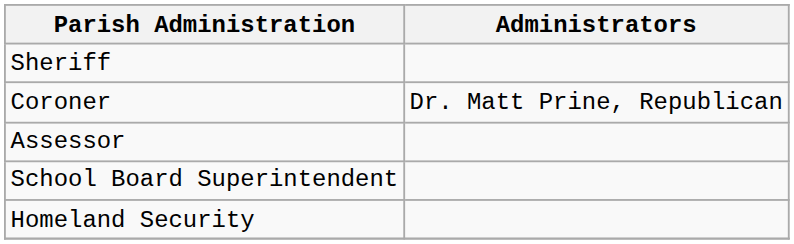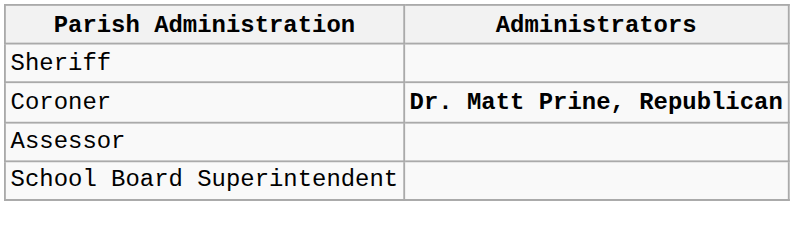(596, 102) normal -> (596, 102) bold
- row: (133, 219)
